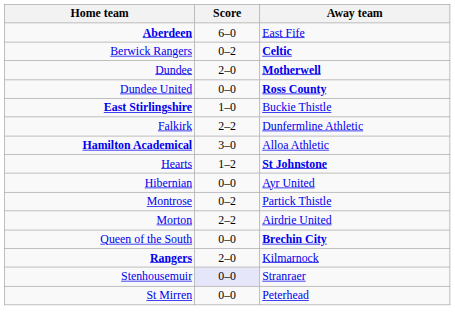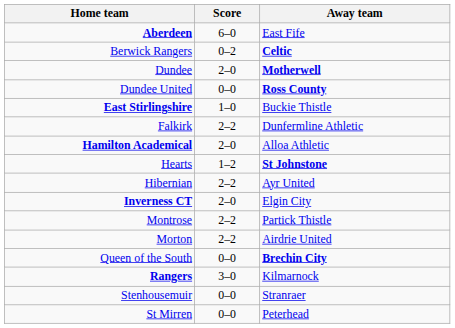(227, 145) 3–0 -> (227, 145) 2–0
(227, 182) 0–0 -> (227, 182) 2–2
+ row: (158, 201)
(227, 201) 0–2 -> (227, 220) 2–2
(227, 257) 2–0 -> (227, 276) 3–0
(227, 276) lavender background -> (227, 295) no background
